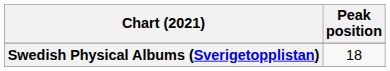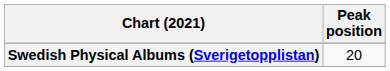(354, 54) 18 -> (354, 54) 20
